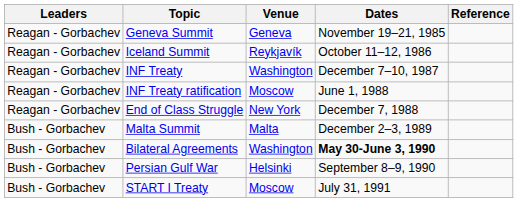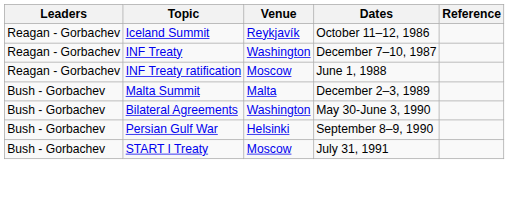- row: (169, 33)
- row: (184, 110)
(377, 149) bold -> (373, 110) normal
